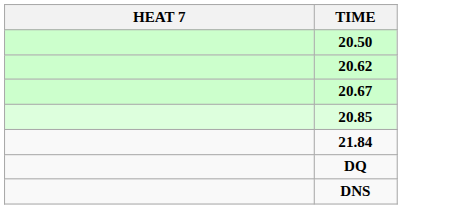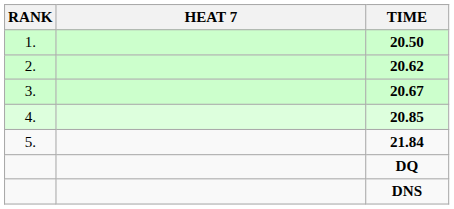+ column: (30, 17)
